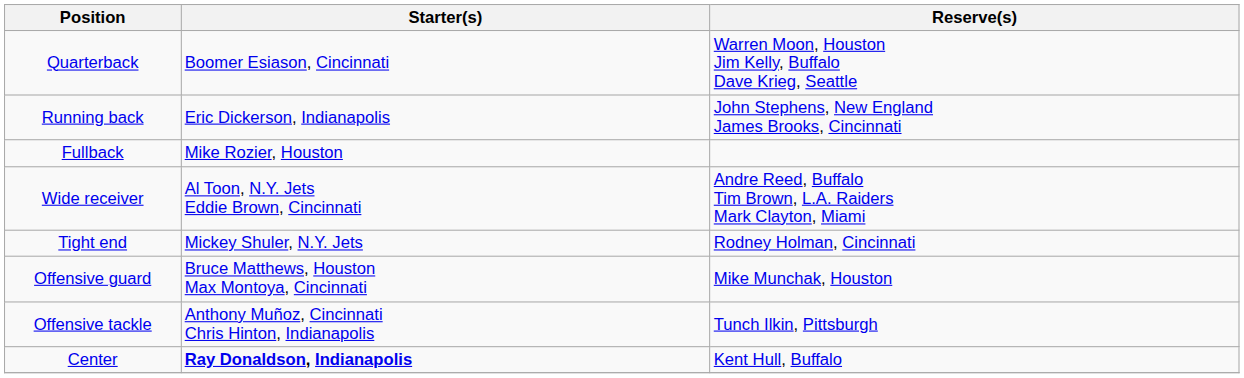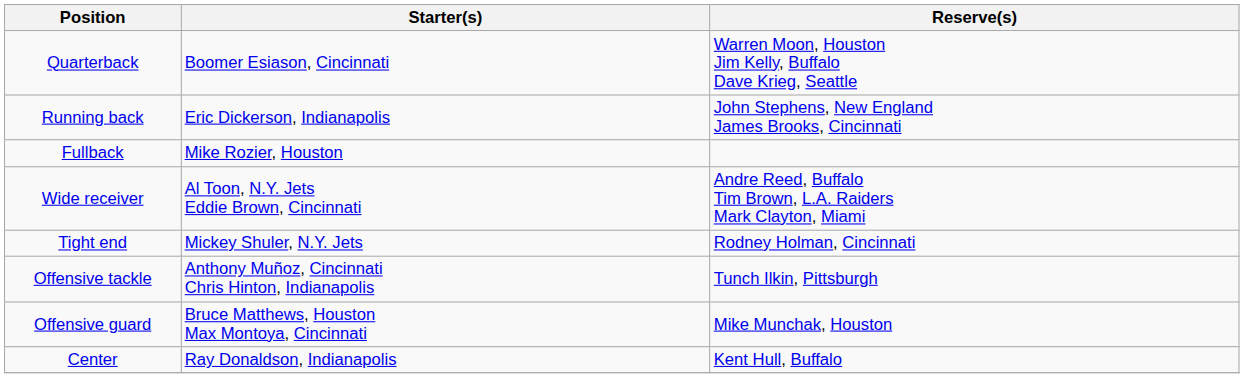rows swapped: (93, 324) <-> (93, 278)
(298, 359) bold -> (291, 359) normal
